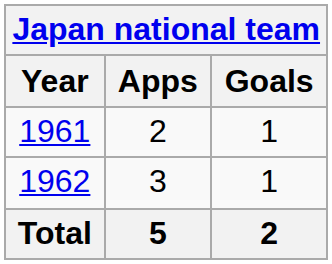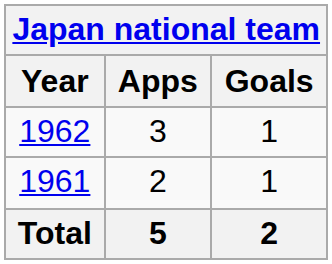rows swapped: (55, 131) <-> (55, 182)
